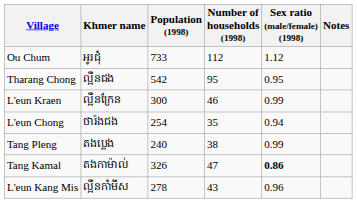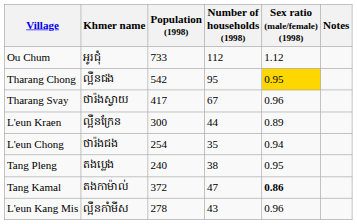(274, 79) no background -> (274, 79) gold background
+ row: (38, 100)
(213, 100) 46 -> (213, 122) 44
(274, 100) 0.99 -> (274, 122) 0.89
(274, 144) 0.99 -> (274, 165) 0.95
(159, 165) 326 -> (159, 187) 372
